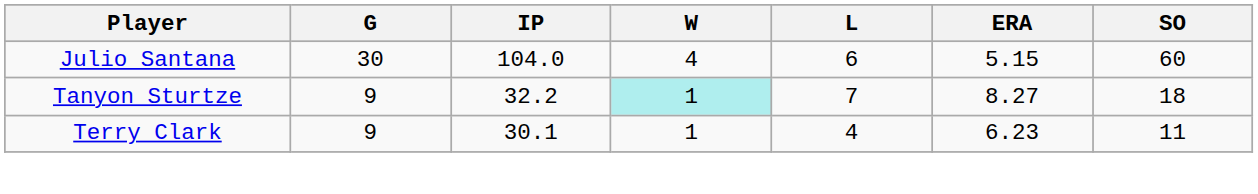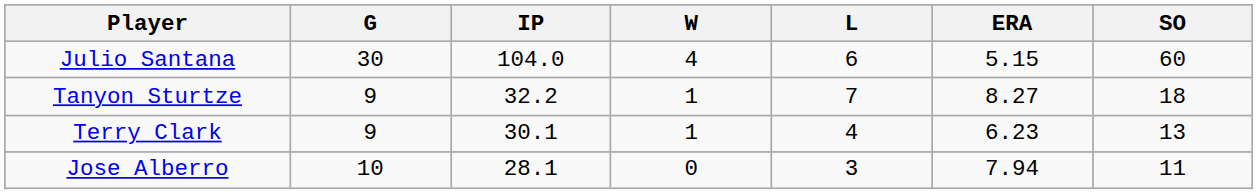(691, 97) paleturquoise background -> (691, 97) no background
(1172, 133) 11 -> (1172, 133) 13
+ row: (147, 170)
